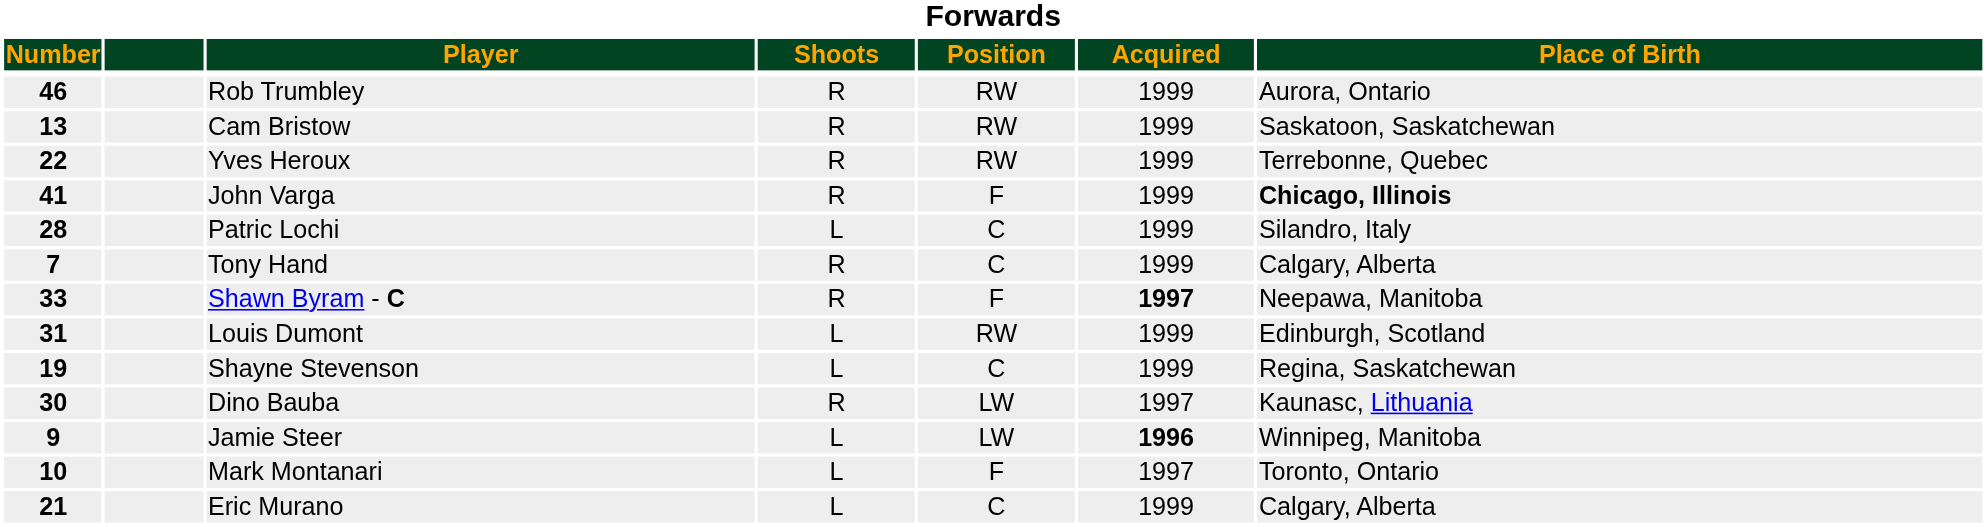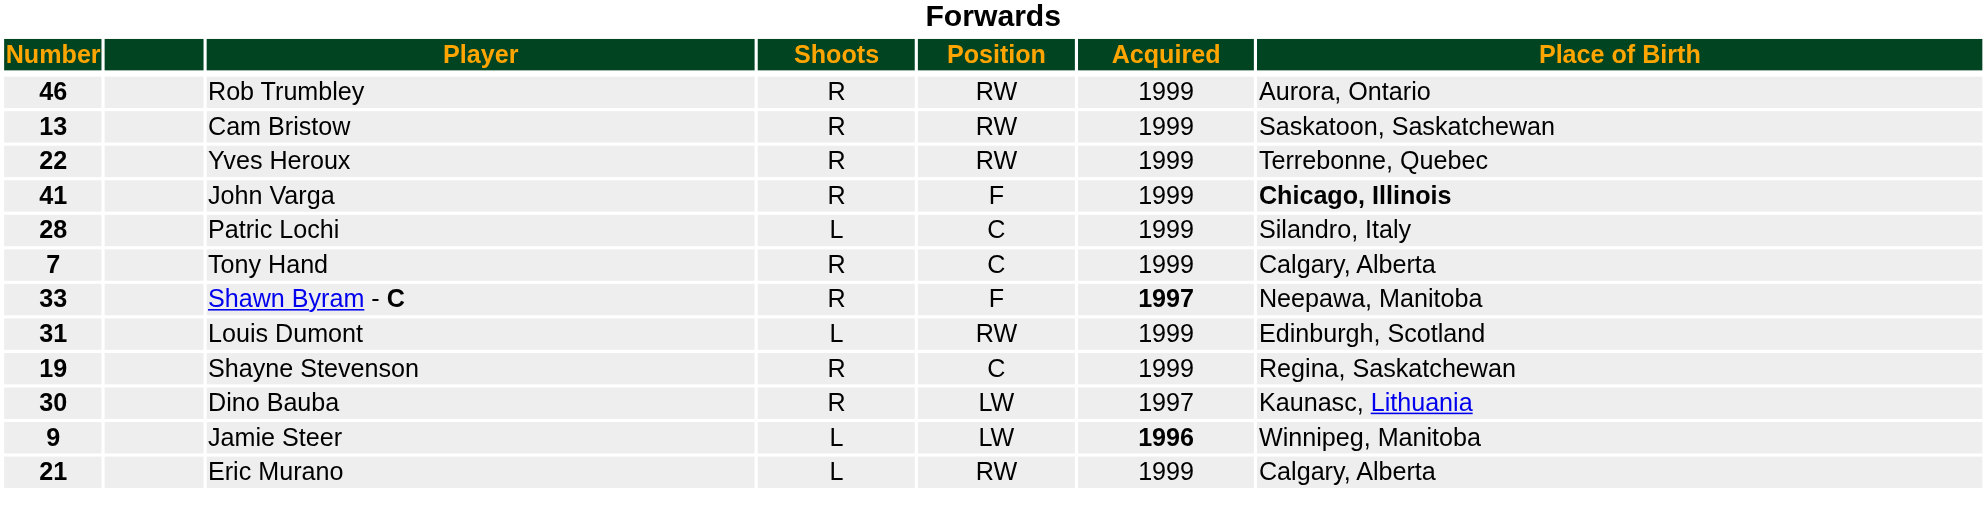(837, 368) L -> (837, 368) R
- row: (295, 471)
(996, 506) C -> (996, 471) RW
